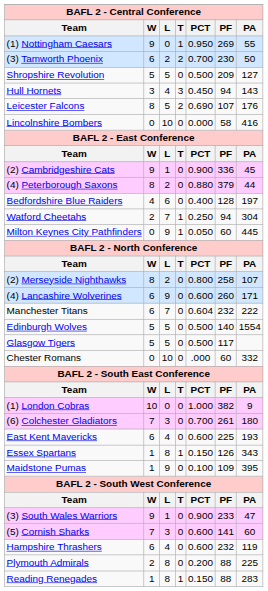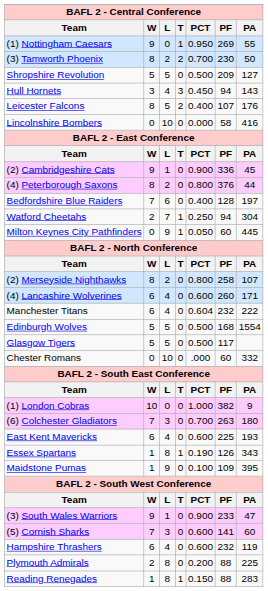(152, 59) 6 -> (152, 59) 8
(201, 106) 0.690 -> (201, 106) 0.400
(201, 185) 0.880 -> (201, 185) 0.800
(226, 185) 379 -> (226, 185) 376
(152, 201) 4 -> (152, 201) 7
(167, 295) 9 -> (167, 295) 4
(167, 311) 7 -> (167, 311) 4
(226, 327) 140 -> (226, 327) 168
(226, 421) 261 -> (226, 421) 263
(201, 452) 0.150 -> (201, 452) 0.190
